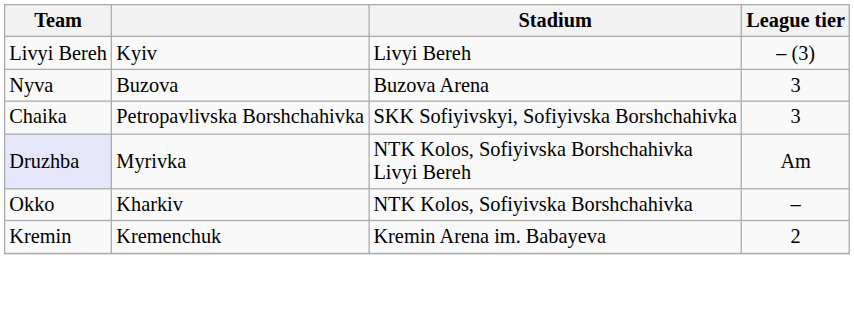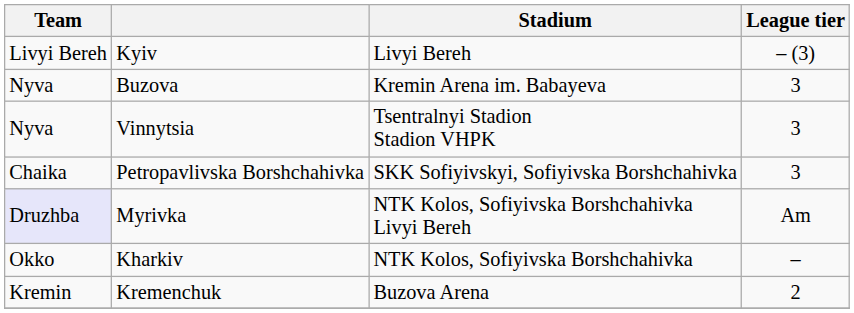(431, 85) Buzova Arena -> (490, 85) Kremin Arena im. Babayeva
+ row: (155, 128)
(490, 236) Kremin Arena im. Babayeva -> (431, 291) Buzova Arena
